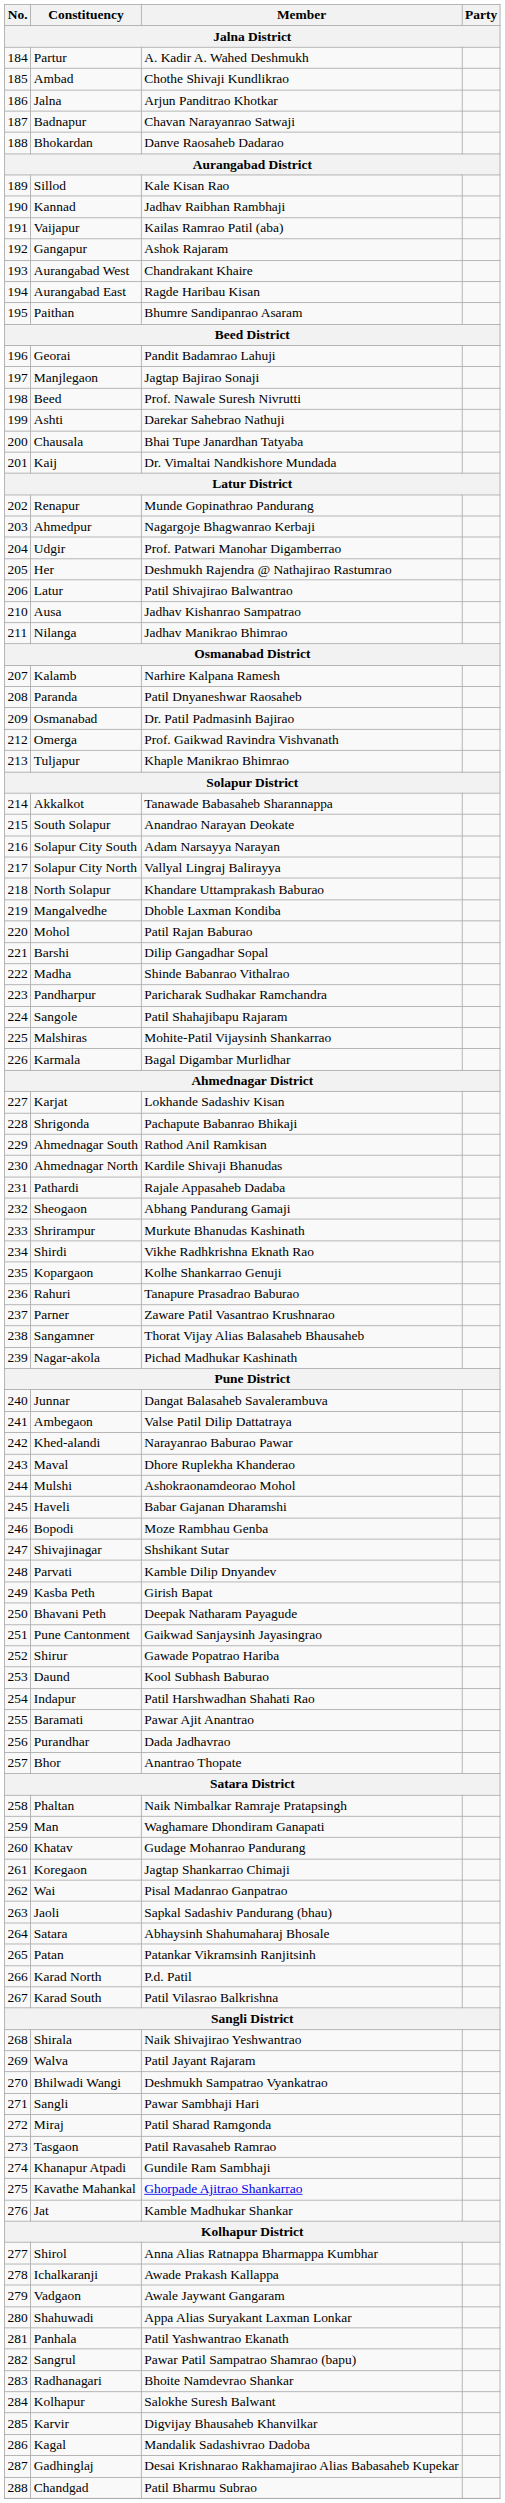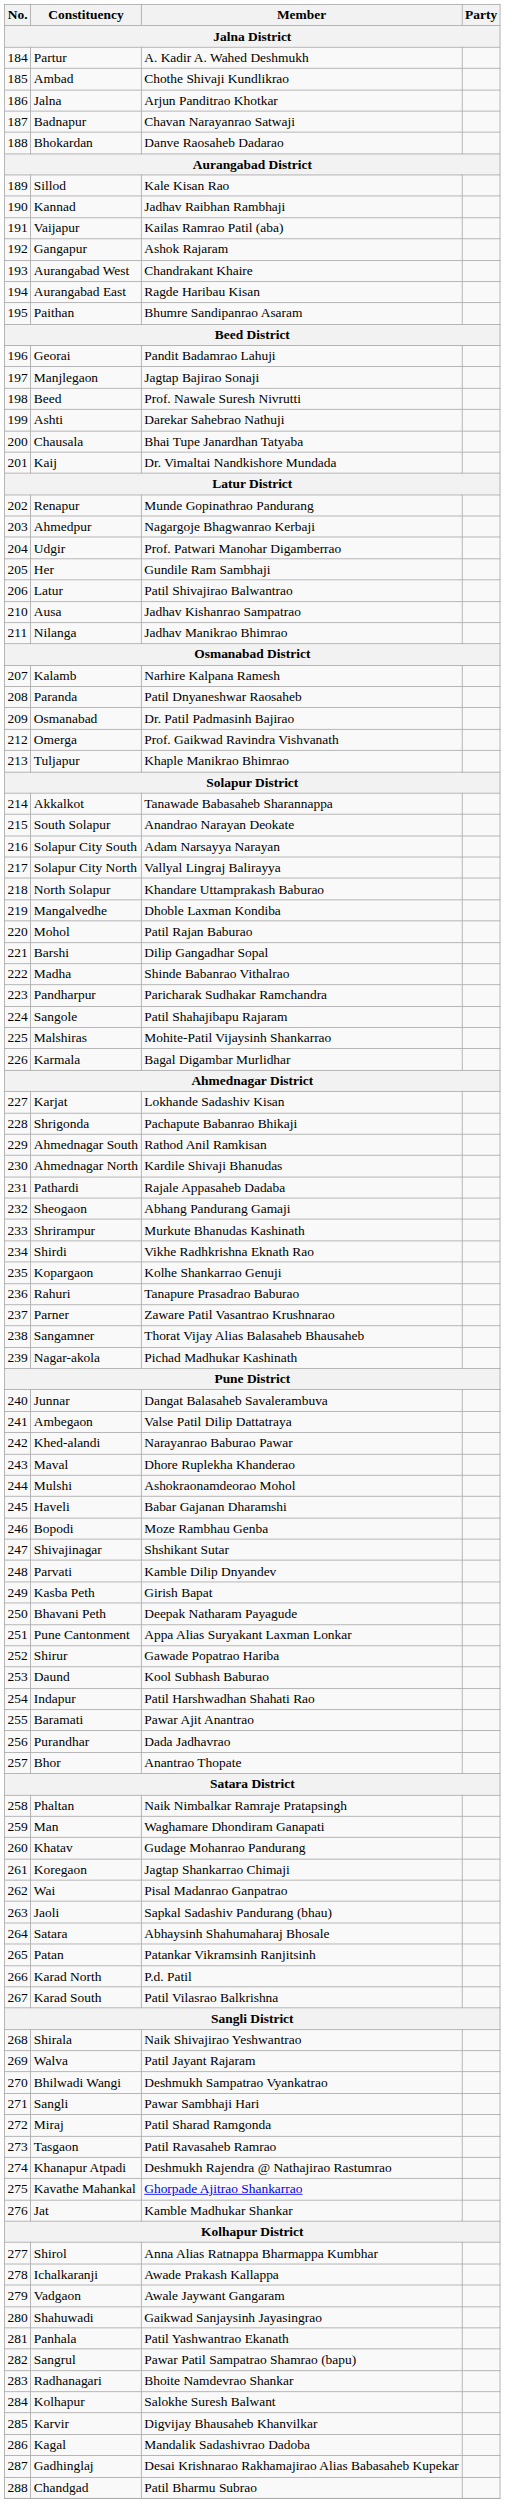(268, 569) Deshmukh Rajendra @ Nathajirao Rastumrao -> (207, 569) Gundile Ram Sambhaji
(233, 1635) Gaikwad Sanjaysinh Jayasingrao -> (248, 1635) Appa Alias Suryakant Laxman Lonkar
(207, 2167) Gundile Ram Sambhaji -> (268, 2167) Deshmukh Rajendra @ Nathajirao Rastumrao
(248, 2317) Appa Alias Suryakant Laxman Lonkar -> (233, 2317) Gaikwad Sanjaysinh Jayasingrao
